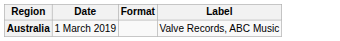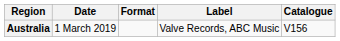+ column: (308, 12)
